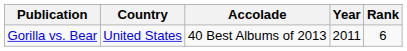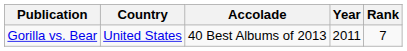(383, 35) 6 -> (383, 35) 7
